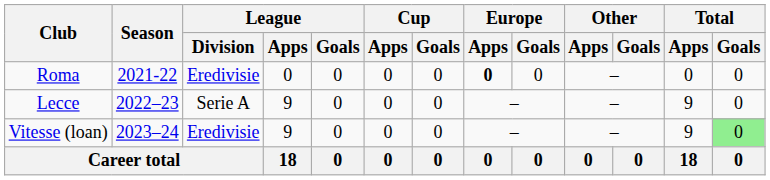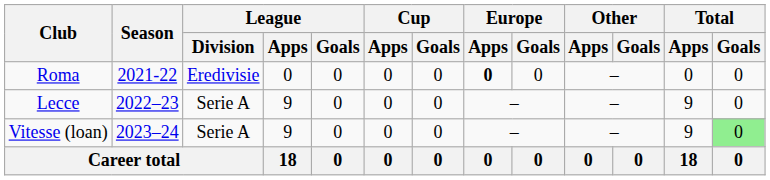(223, 132) Eredivisie -> (223, 132) Serie A
